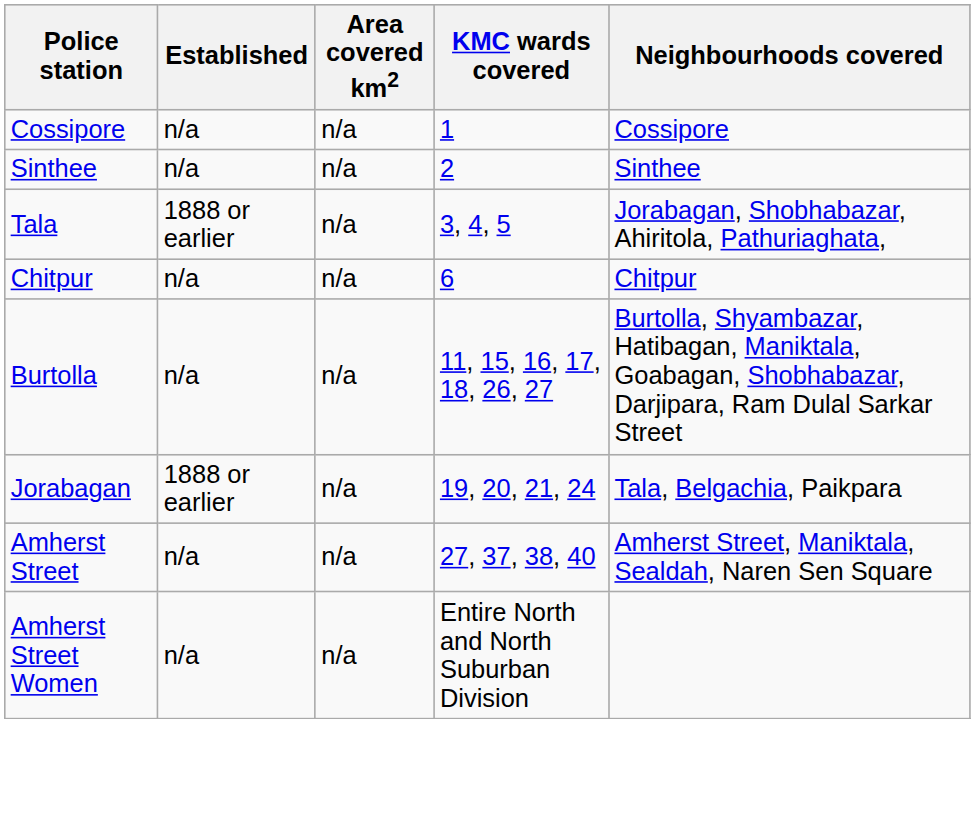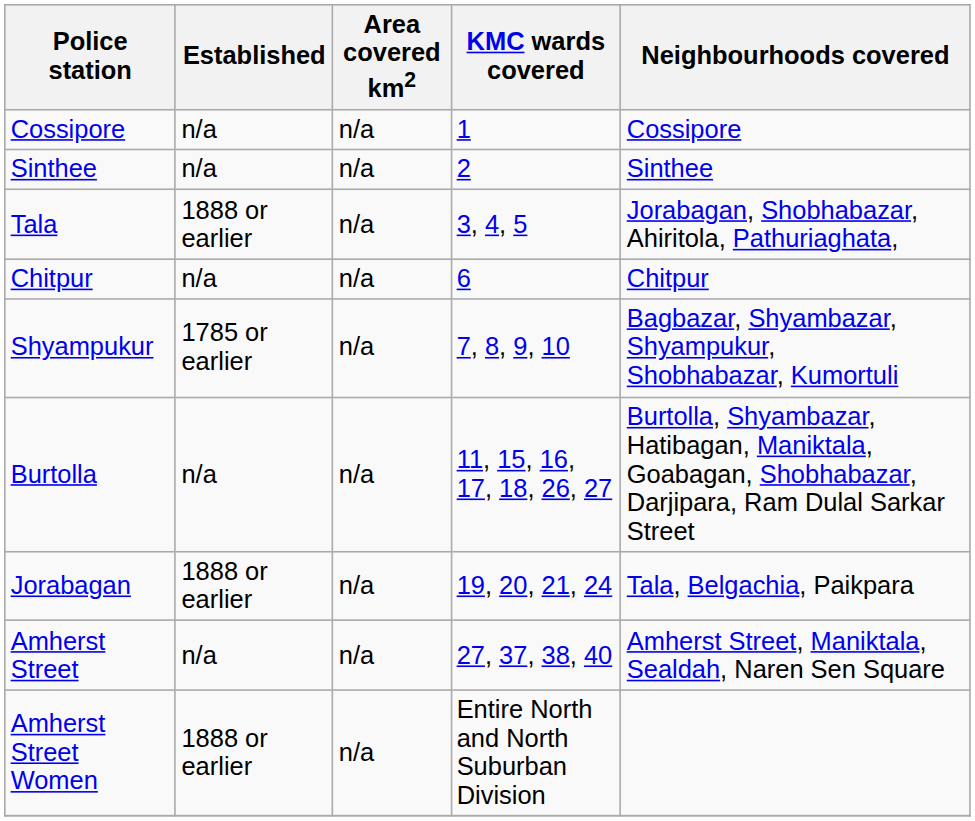+ row: (82, 347)
(181, 654) n/a -> (225, 752) 1888 or earlier
